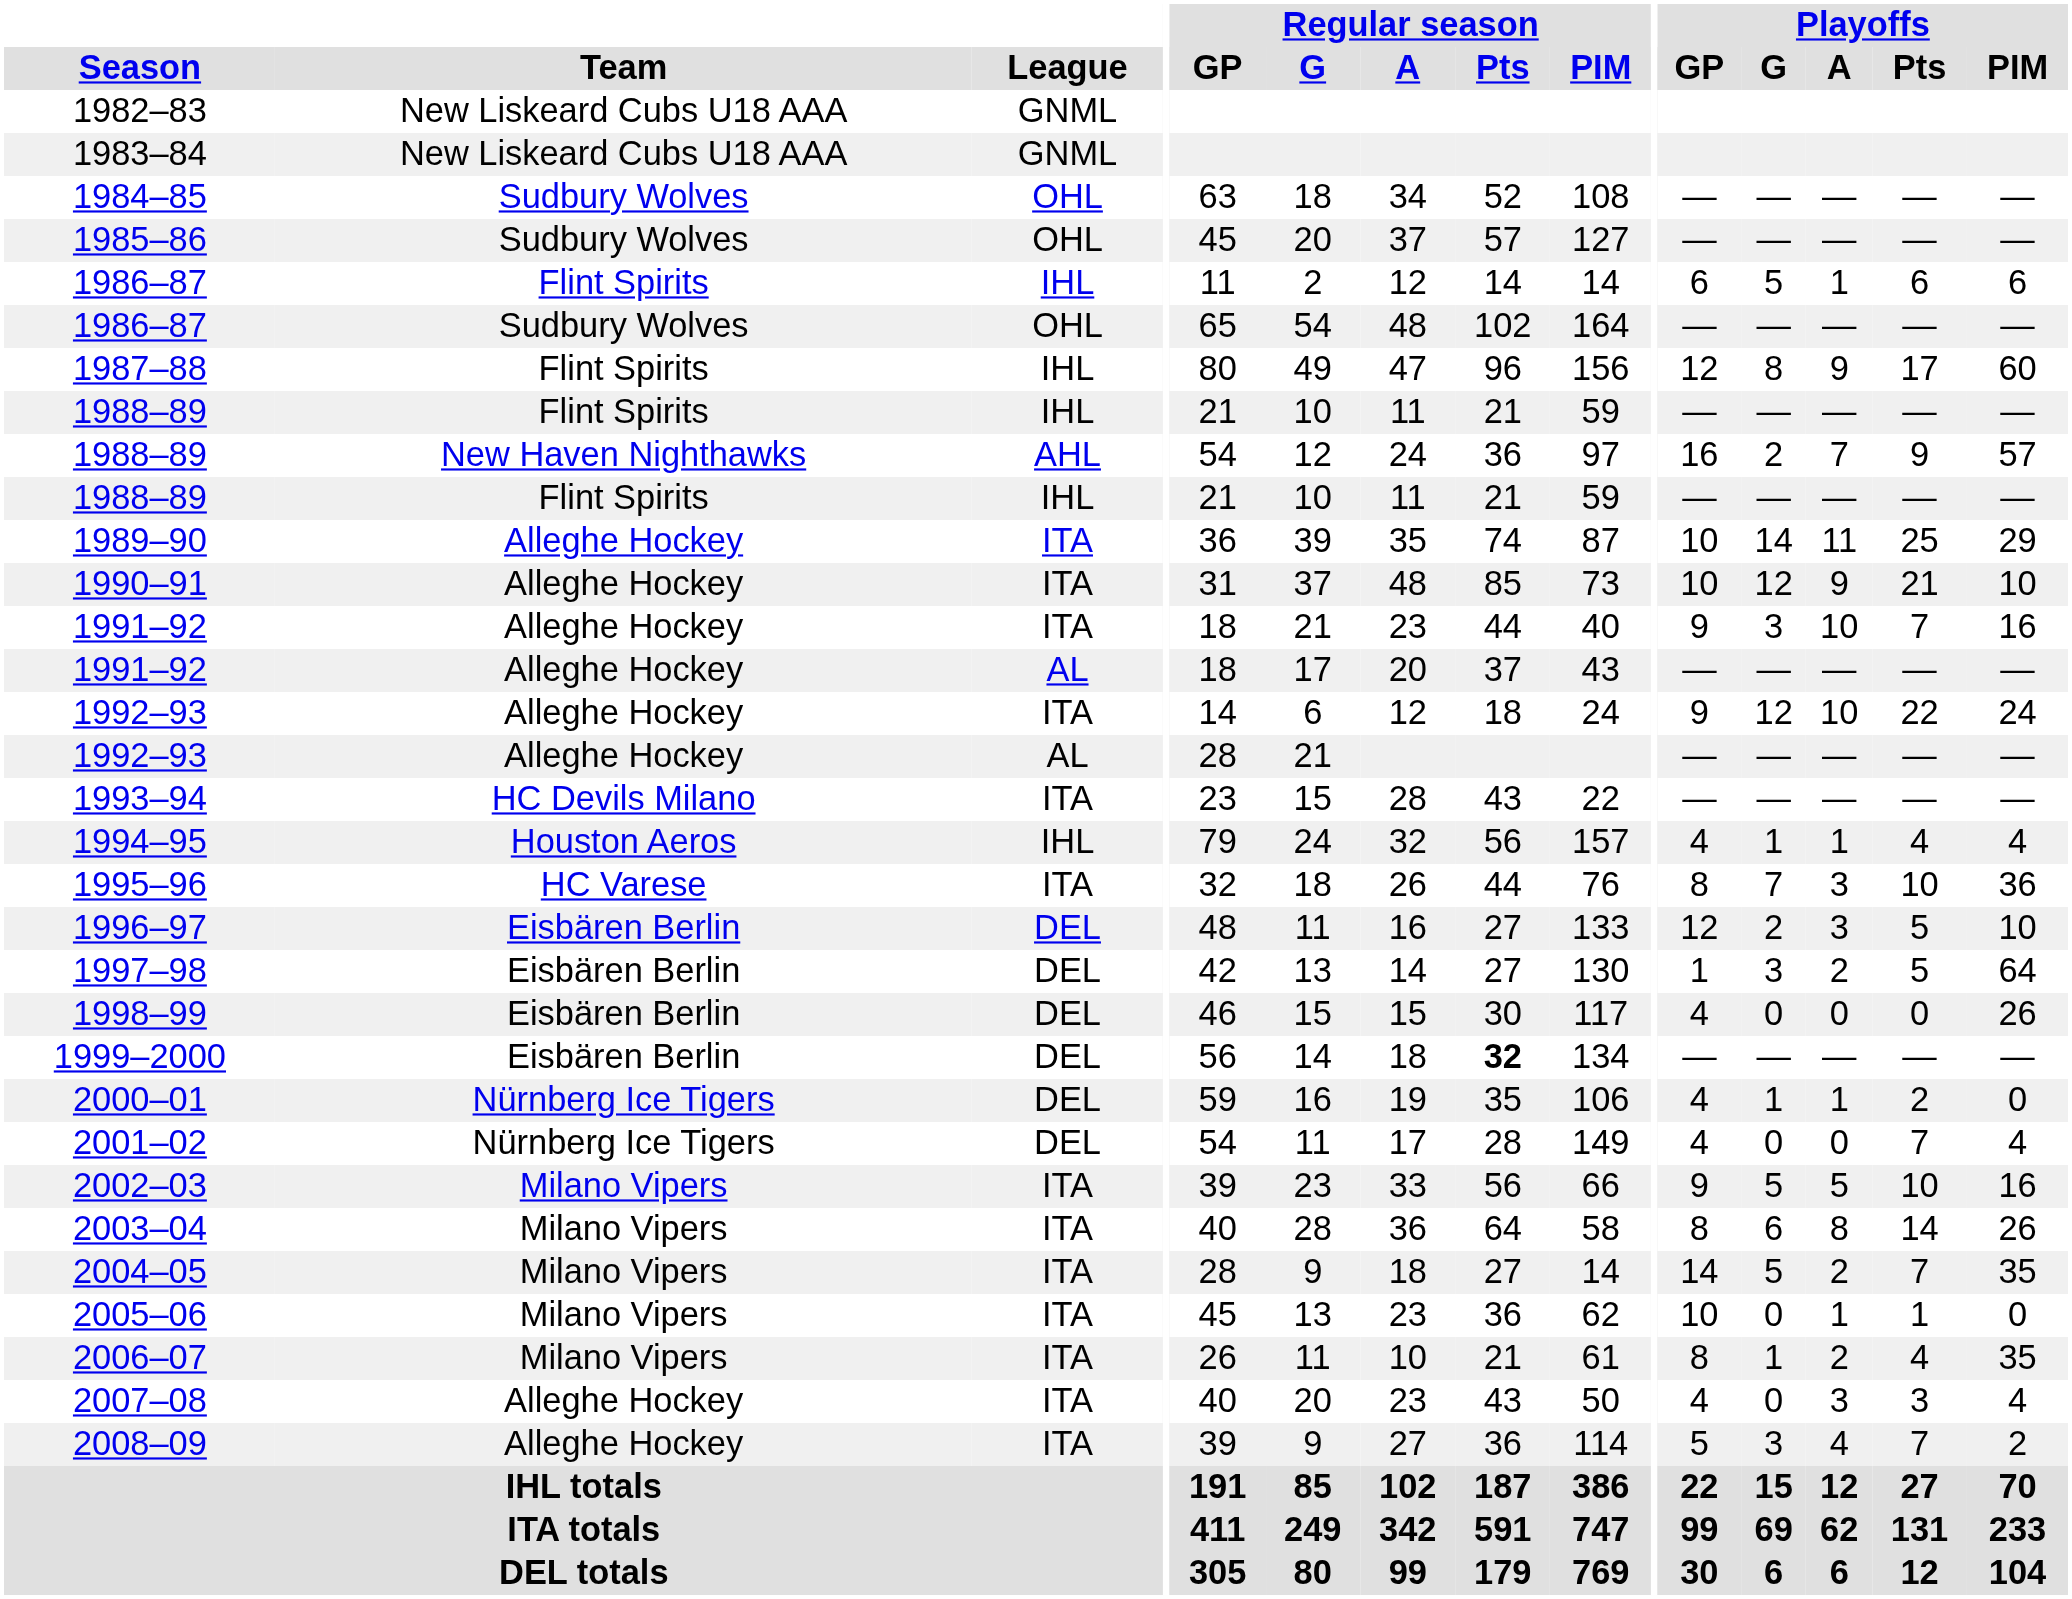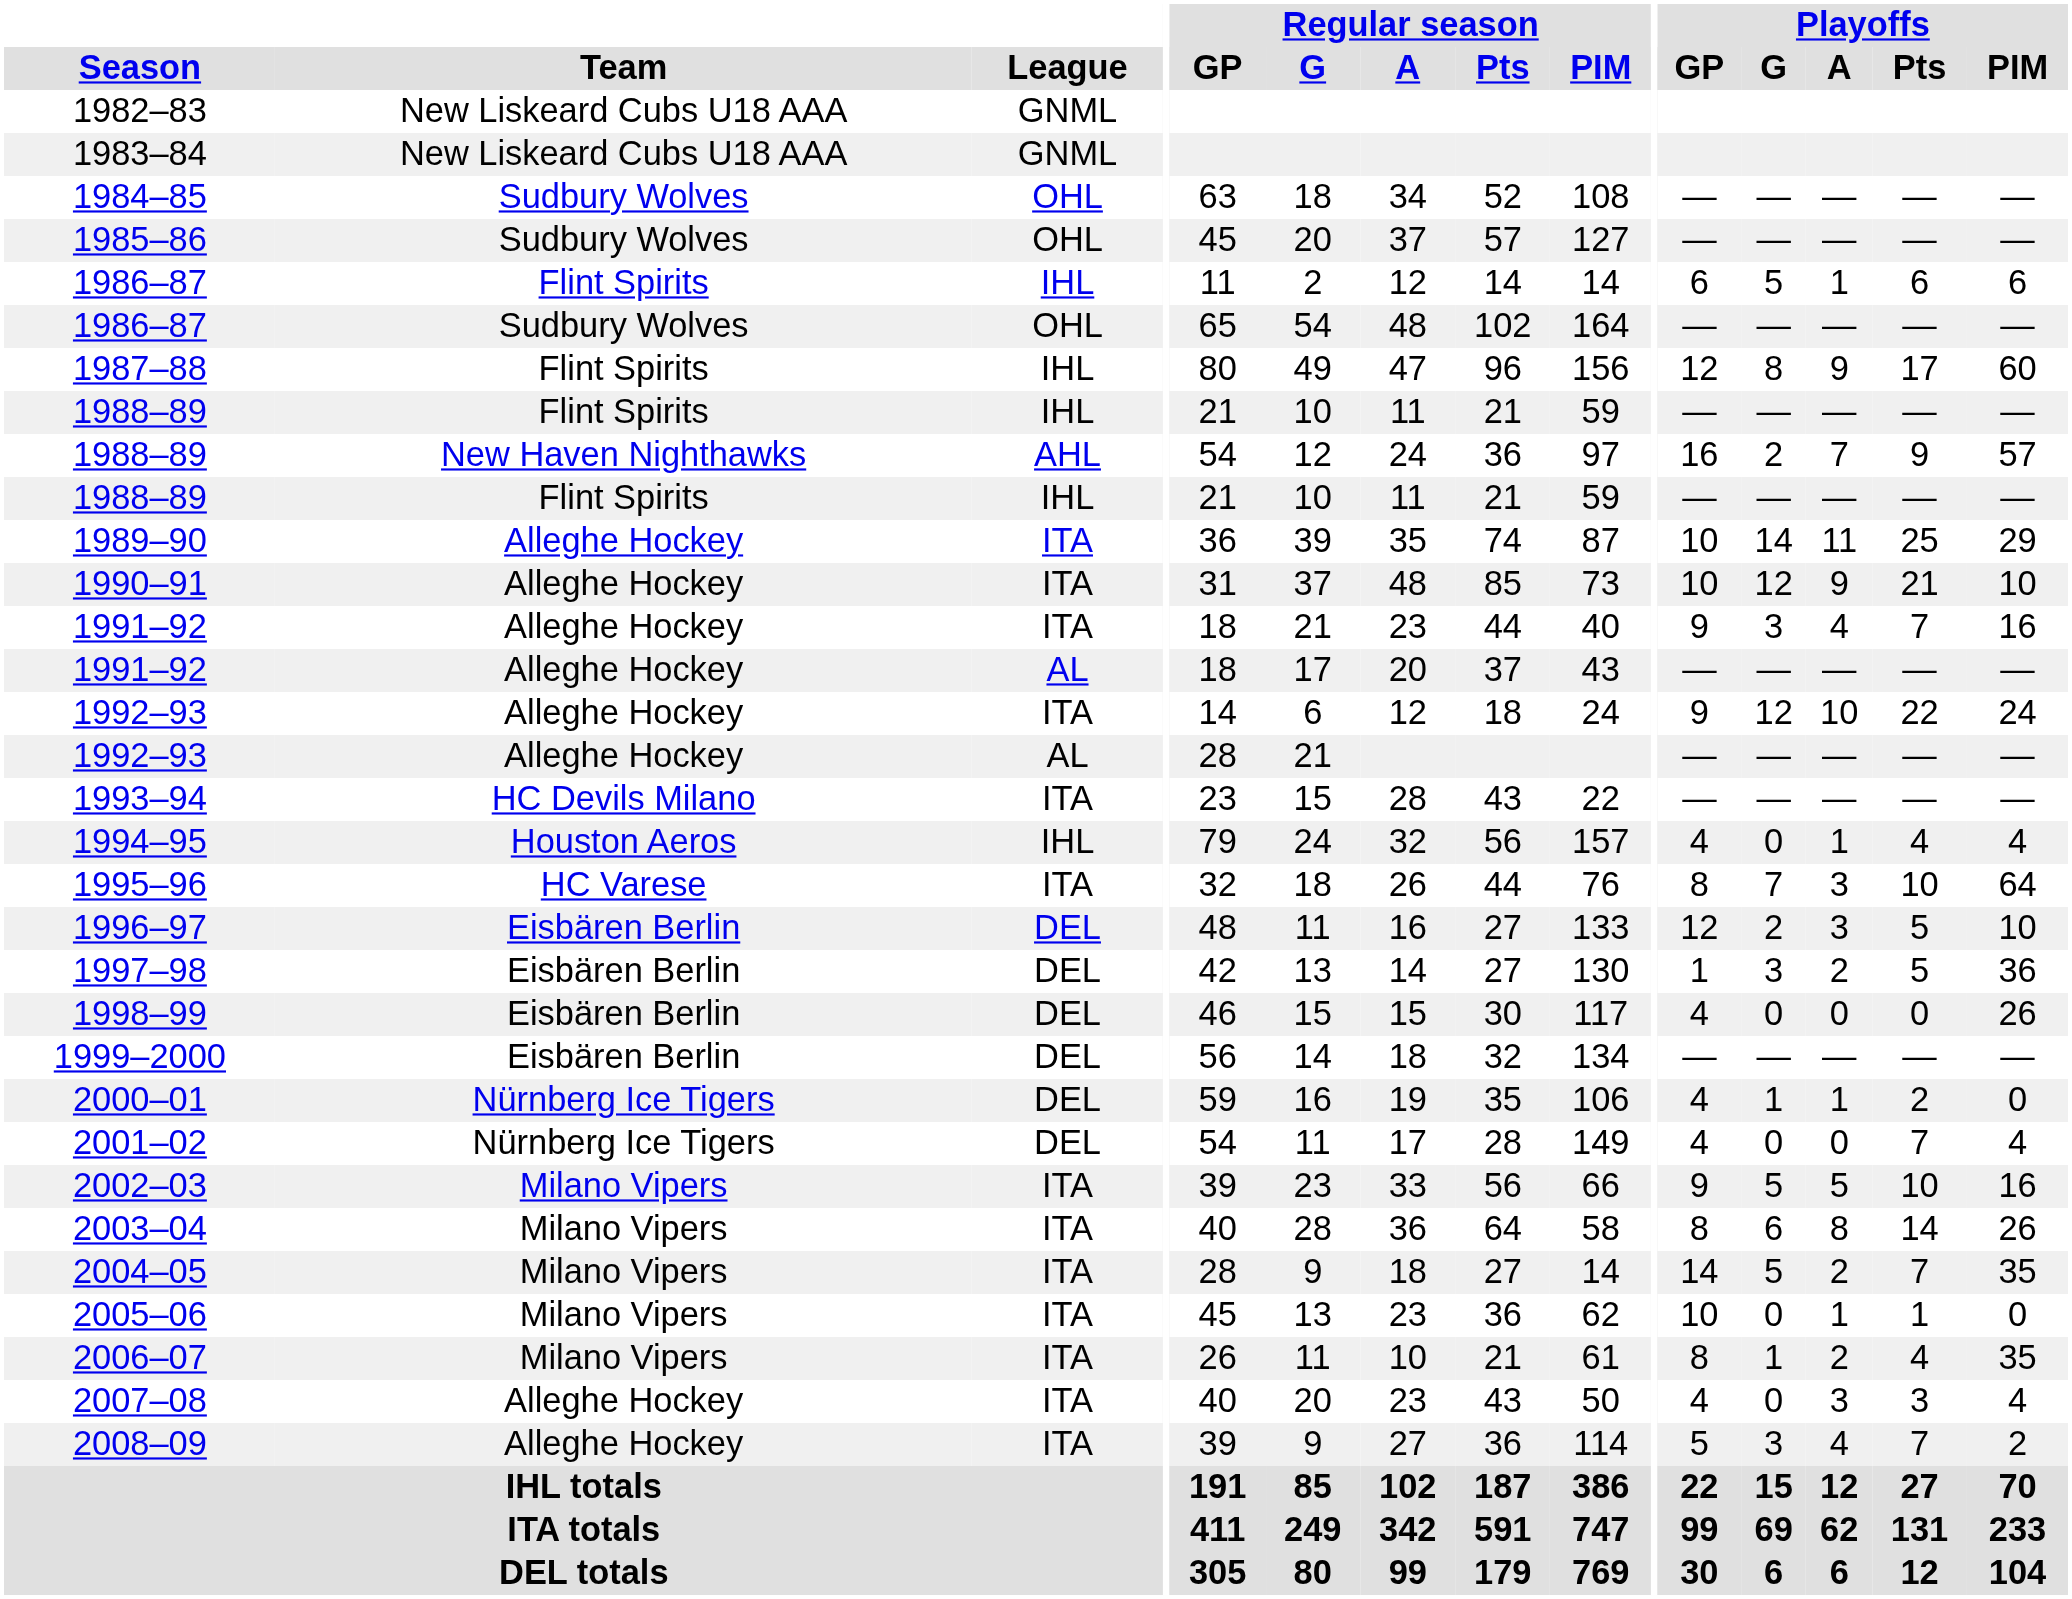(1839, 626) 10 -> (1839, 626) 4
(1774, 841) 1 -> (1774, 841) 0
(2018, 884) 36 -> (2018, 884) 64
(2018, 970) 64 -> (2018, 970) 36
(1503, 1056) bold -> (1503, 1056) normal
